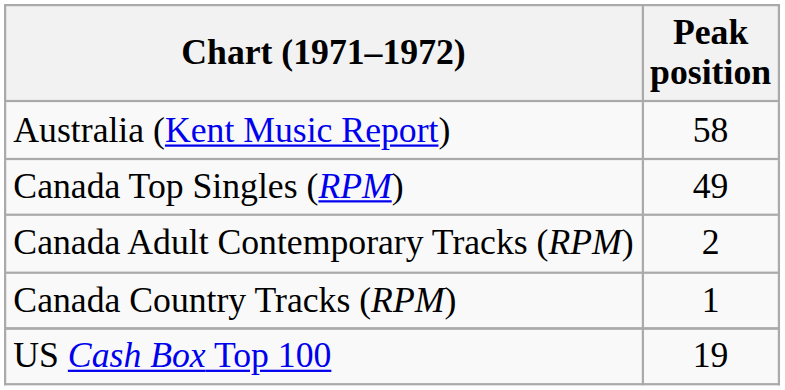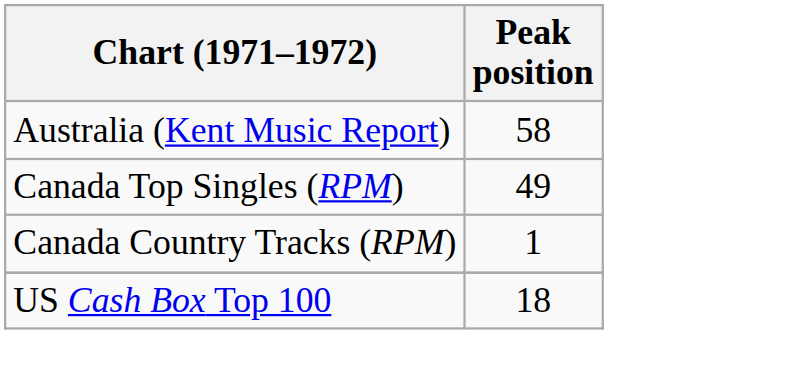- row: (323, 242)
(711, 355) 19 -> (533, 299) 18
